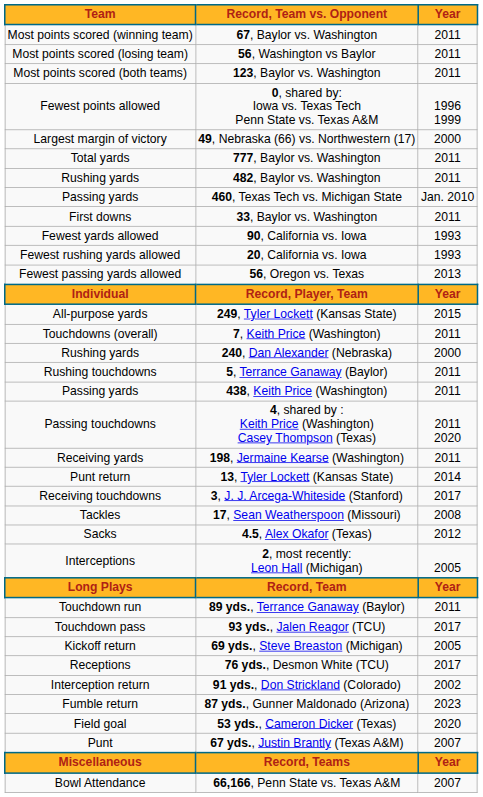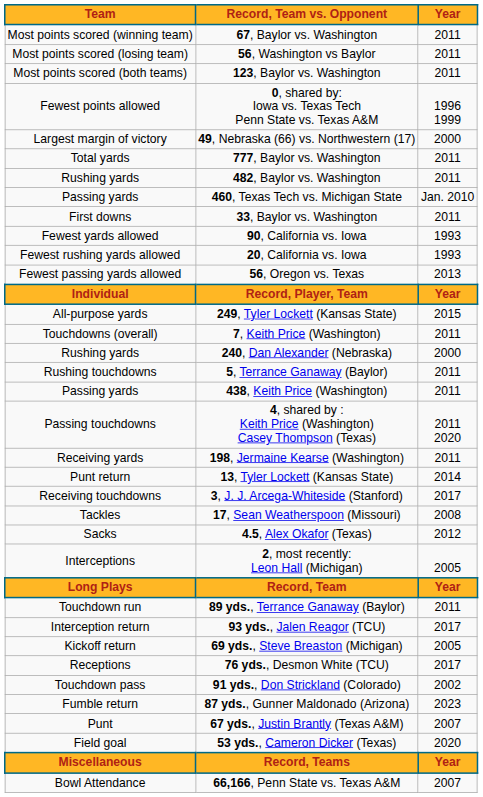(100, 627) Touchdown pass -> (100, 627) Interception return
(100, 684) Interception return -> (100, 684) Touchdown pass
rows swapped: (307, 742) <-> (307, 723)
